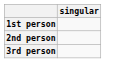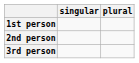+ column: (118, 11)
